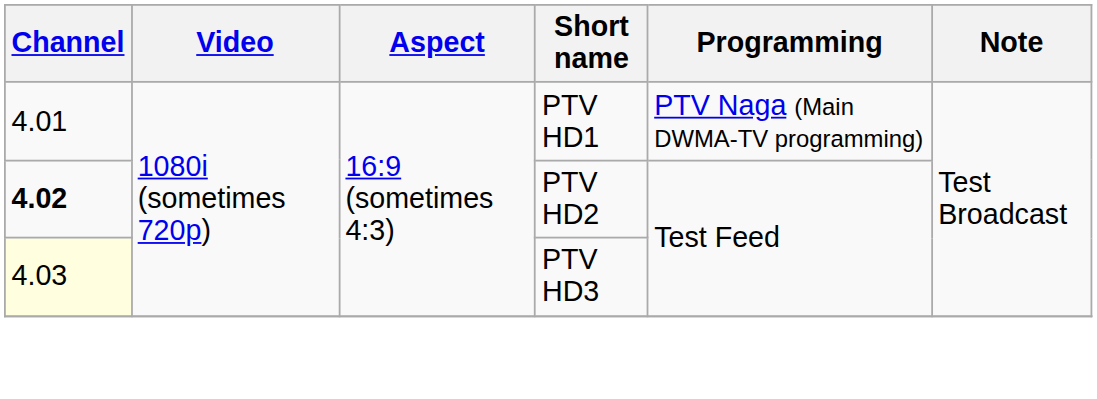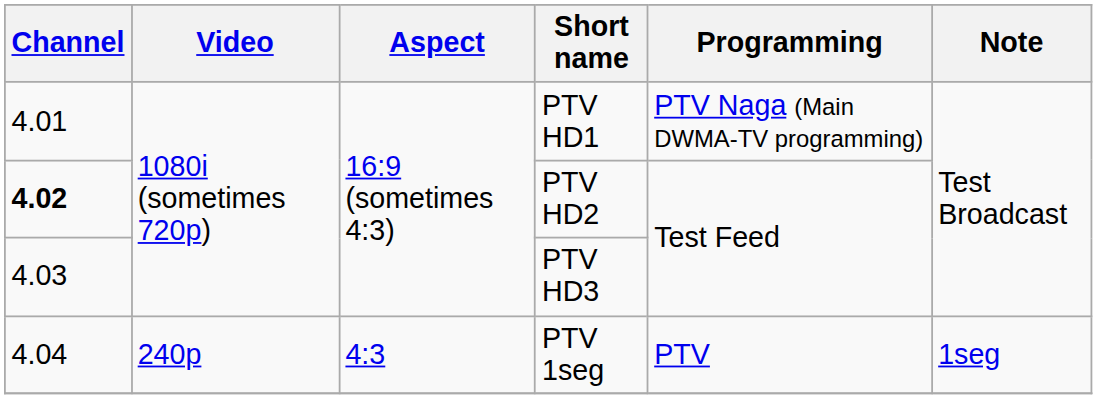(39, 276) lightyellow background -> (39, 276) no background
+ row: (573, 353)
